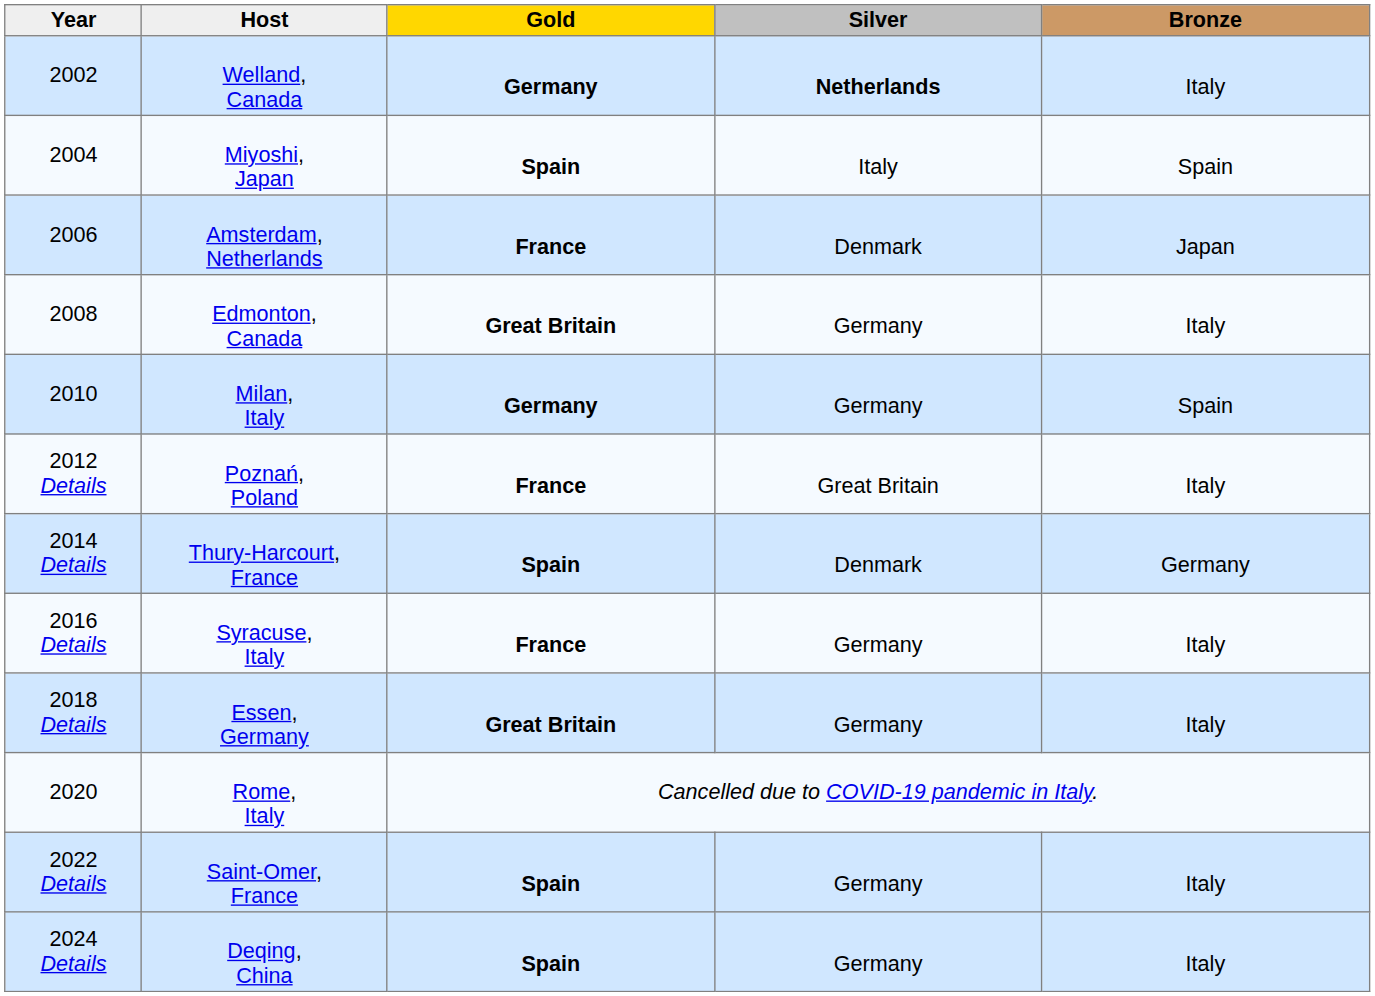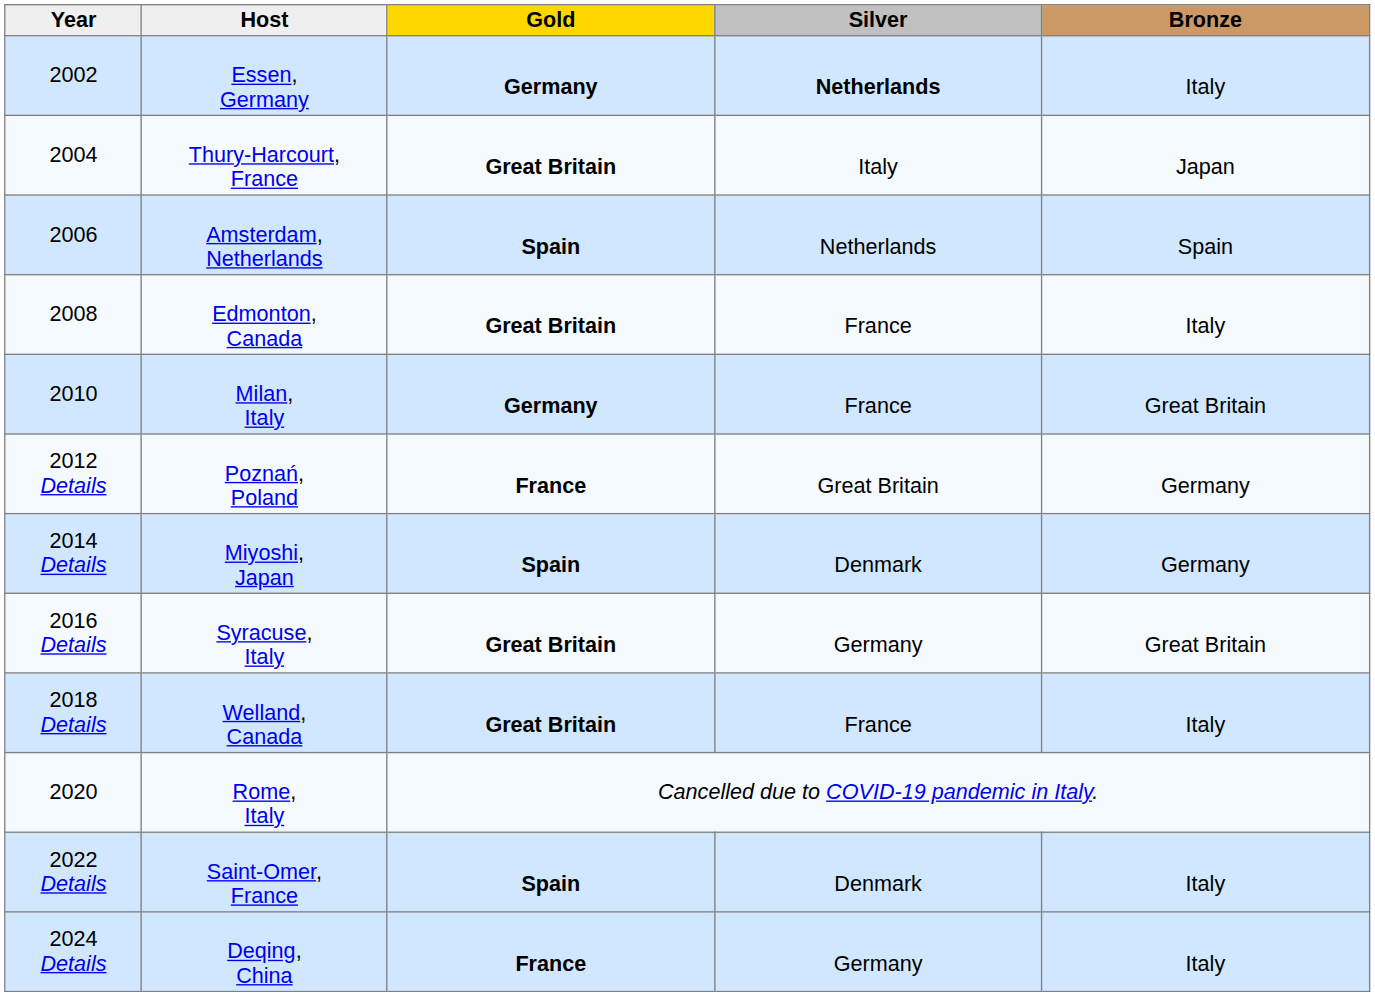(264, 87) Welland, Canada -> (264, 87) Essen, Germany
(264, 167) Miyoshi, Japan -> (264, 167) Thury-Harcourt, France
(551, 167) Spain -> (551, 167) Great Britain
(1205, 167) Spain -> (1205, 167) Japan
(551, 246) France -> (551, 246) Spain
(878, 246) Denmark -> (878, 246) Netherlands
(1205, 246) Japan -> (1205, 246) Spain
(878, 326) Germany -> (878, 326) France
(878, 406) Germany -> (878, 406) France
(1205, 406) Spain -> (1205, 406) Great Britain
(1205, 485) Italy -> (1205, 485) Germany
(264, 565) Thury-Harcourt, France -> (264, 565) Miyoshi, Japan
(551, 645) France -> (551, 645) Great Britain
(1205, 645) Italy -> (1205, 645) Great Britain
(264, 724) Essen, Germany -> (264, 724) Welland, Canada
(878, 724) Germany -> (878, 724) France
(878, 884) Germany -> (878, 884) Denmark
(551, 963) Spain -> (551, 963) France
